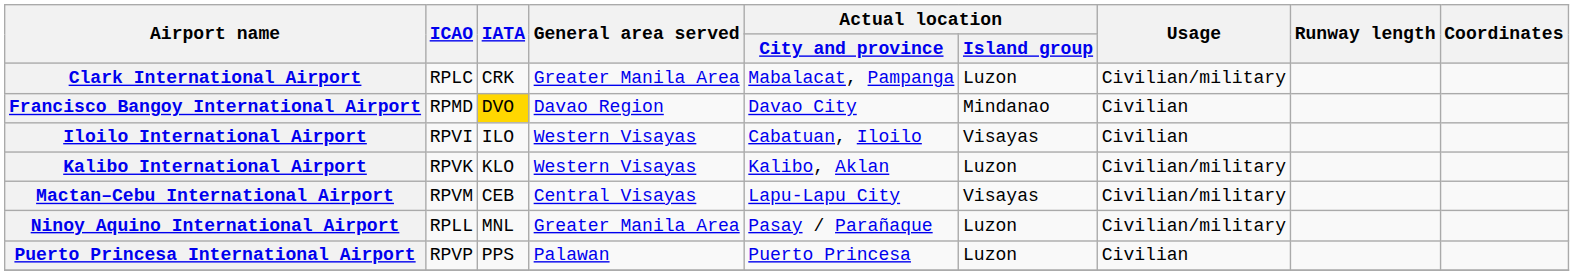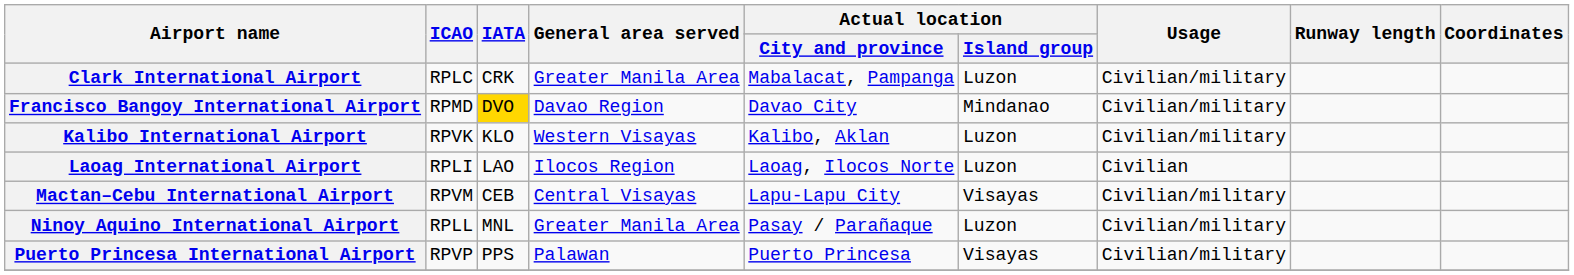(1145, 108) Civilian -> (1194, 108) Civilian/military
- row: (215, 137)
+ row: (215, 167)
(990, 255) Luzon -> (1001, 255) Visayas
(1145, 255) Civilian -> (1194, 255) Civilian/military
